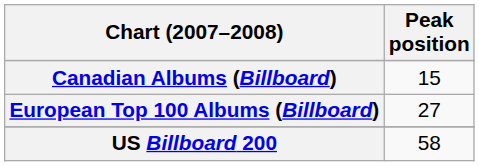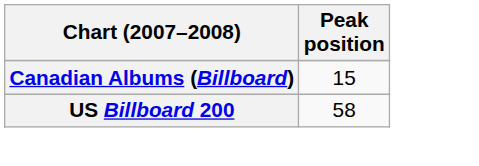- row: (194, 110)
